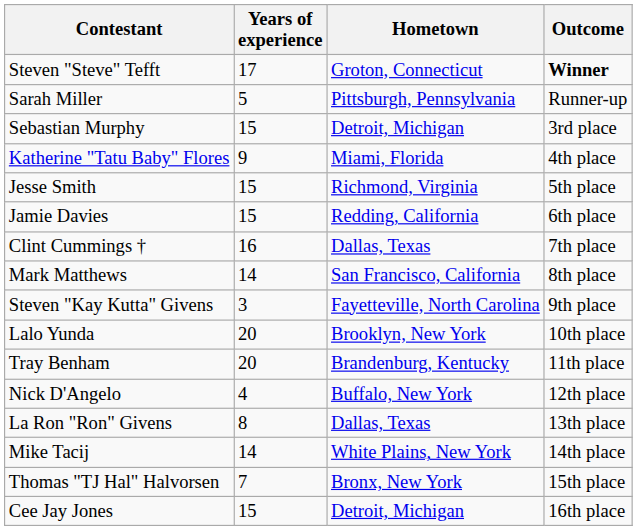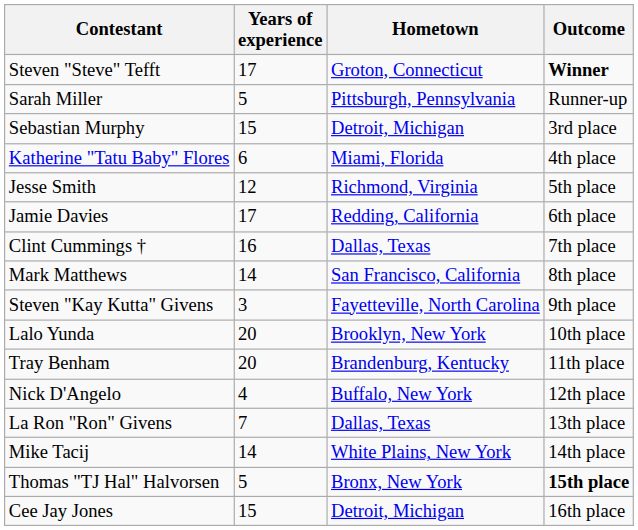(243, 157) 9 -> (243, 157) 6
(247, 187) 15 -> (247, 187) 12
(247, 216) 15 -> (247, 216) 17
(243, 422) 8 -> (243, 422) 7
(243, 481) 7 -> (243, 481) 5
(587, 481) normal -> (589, 481) bold
